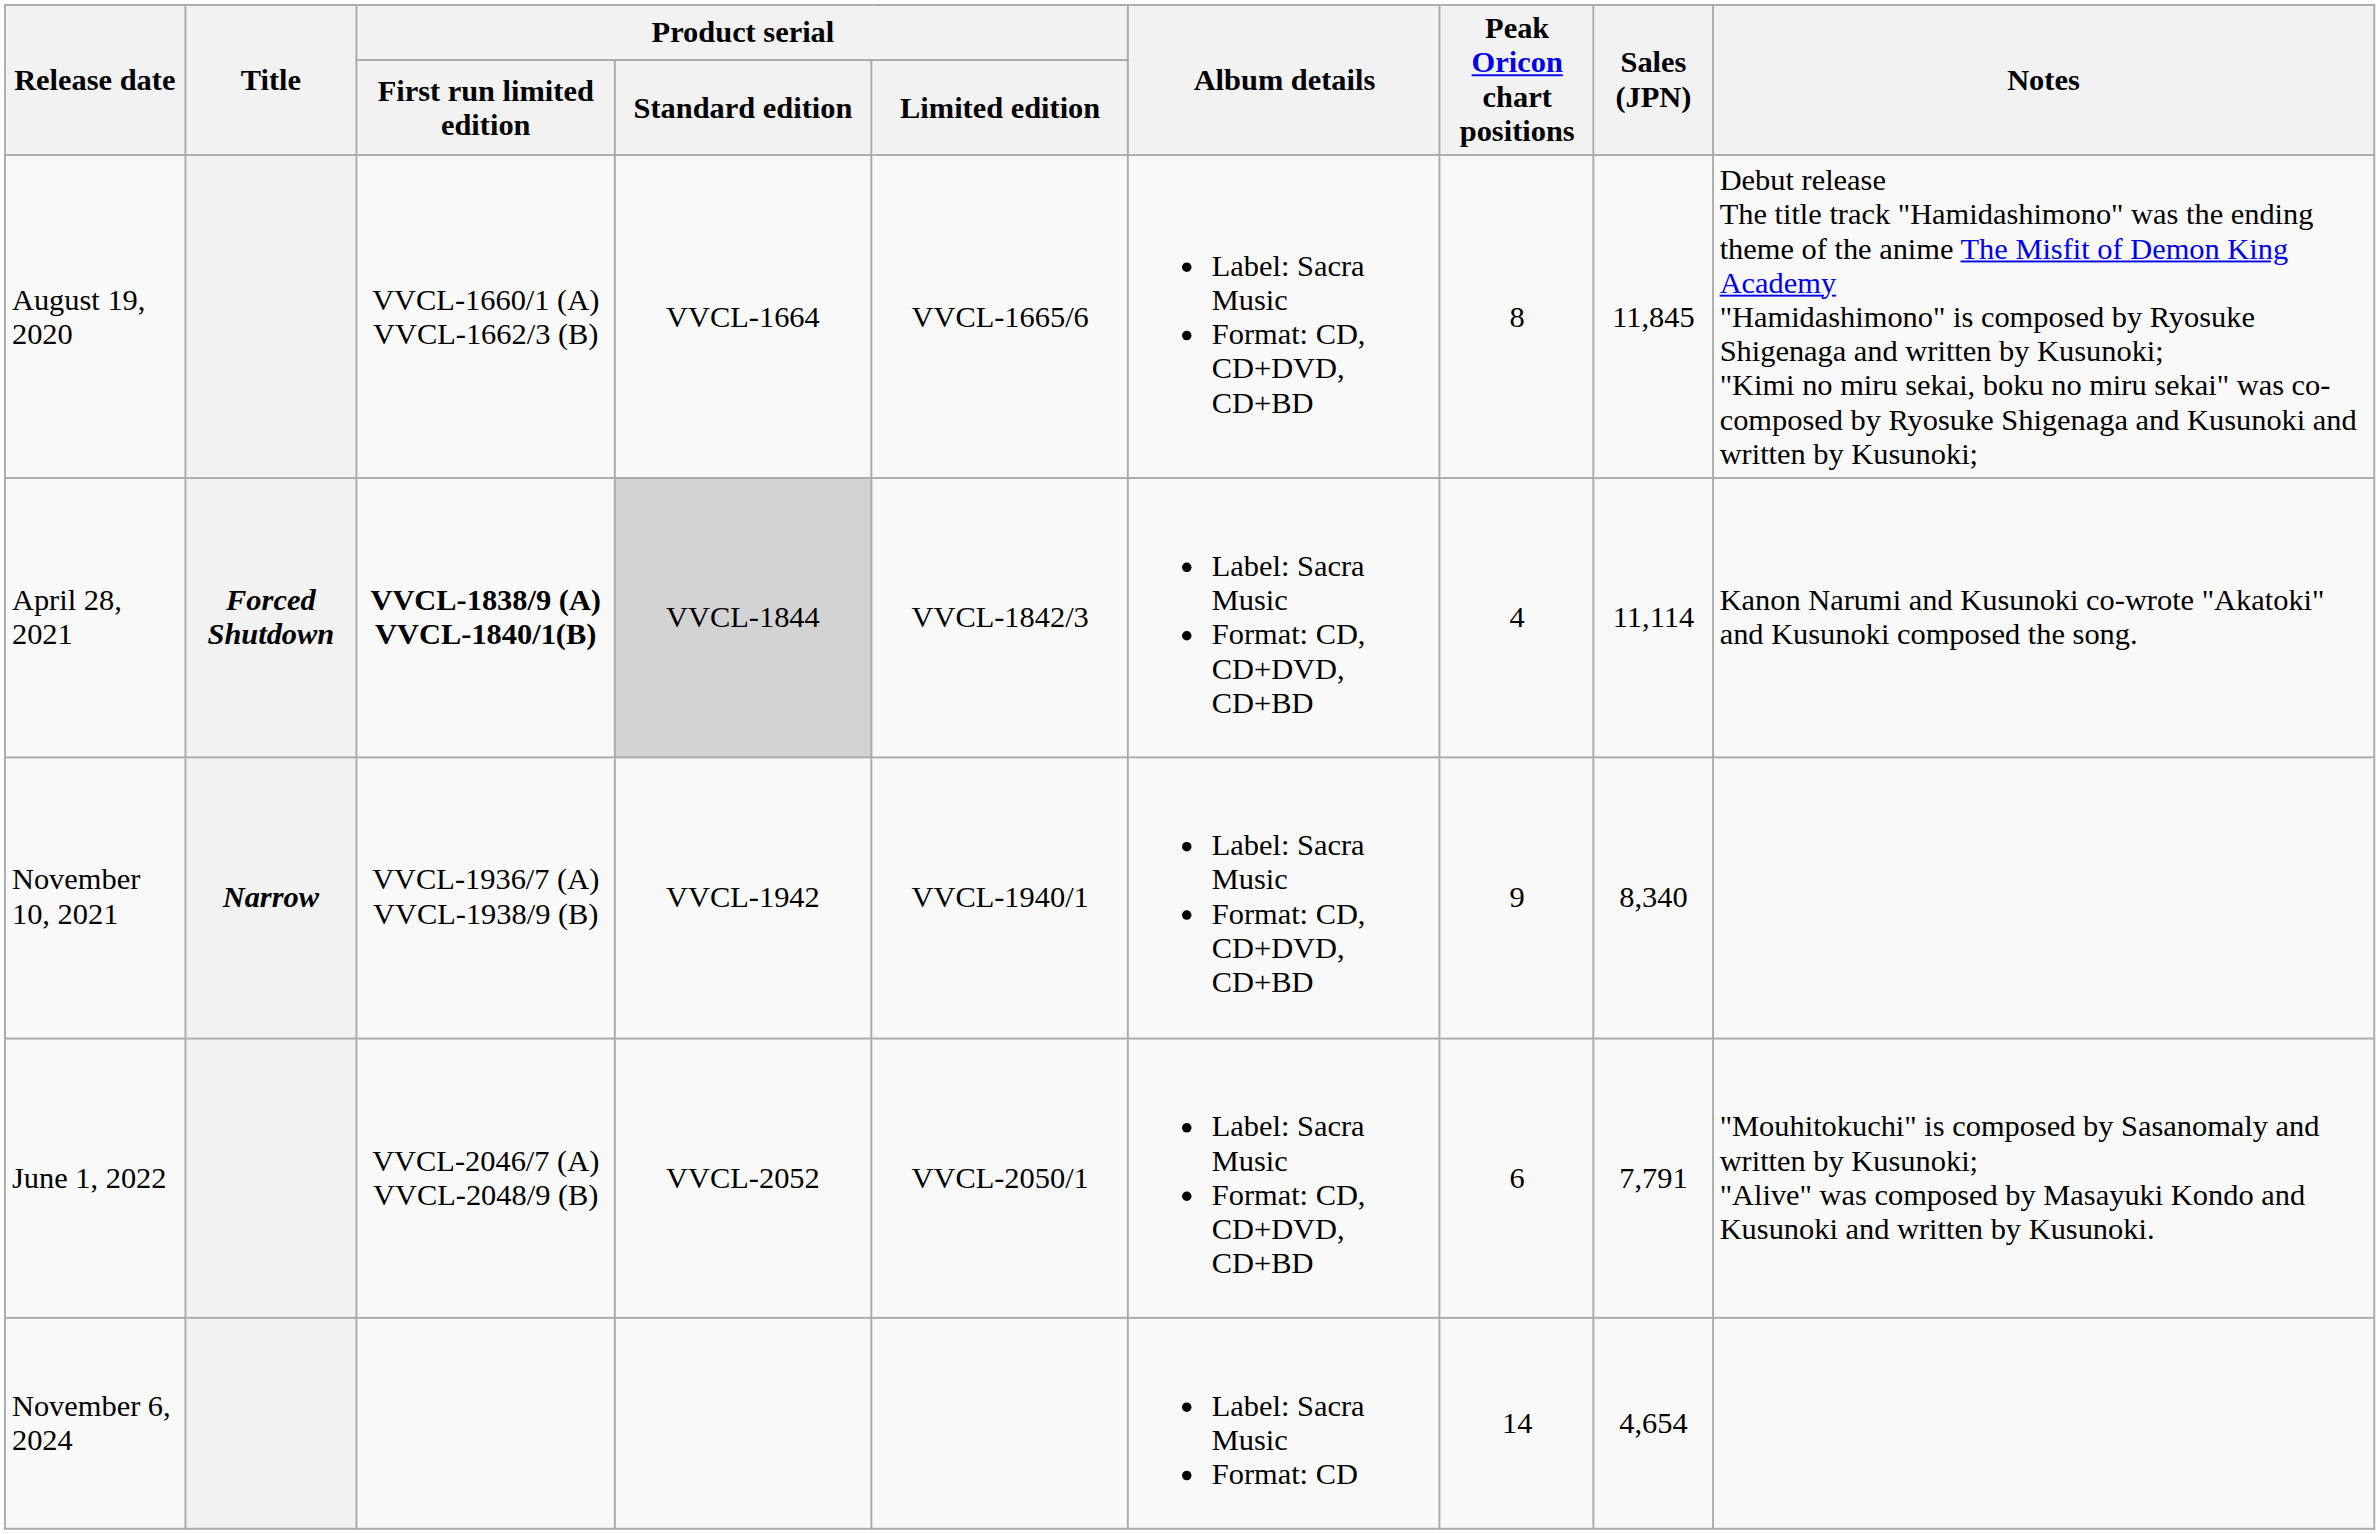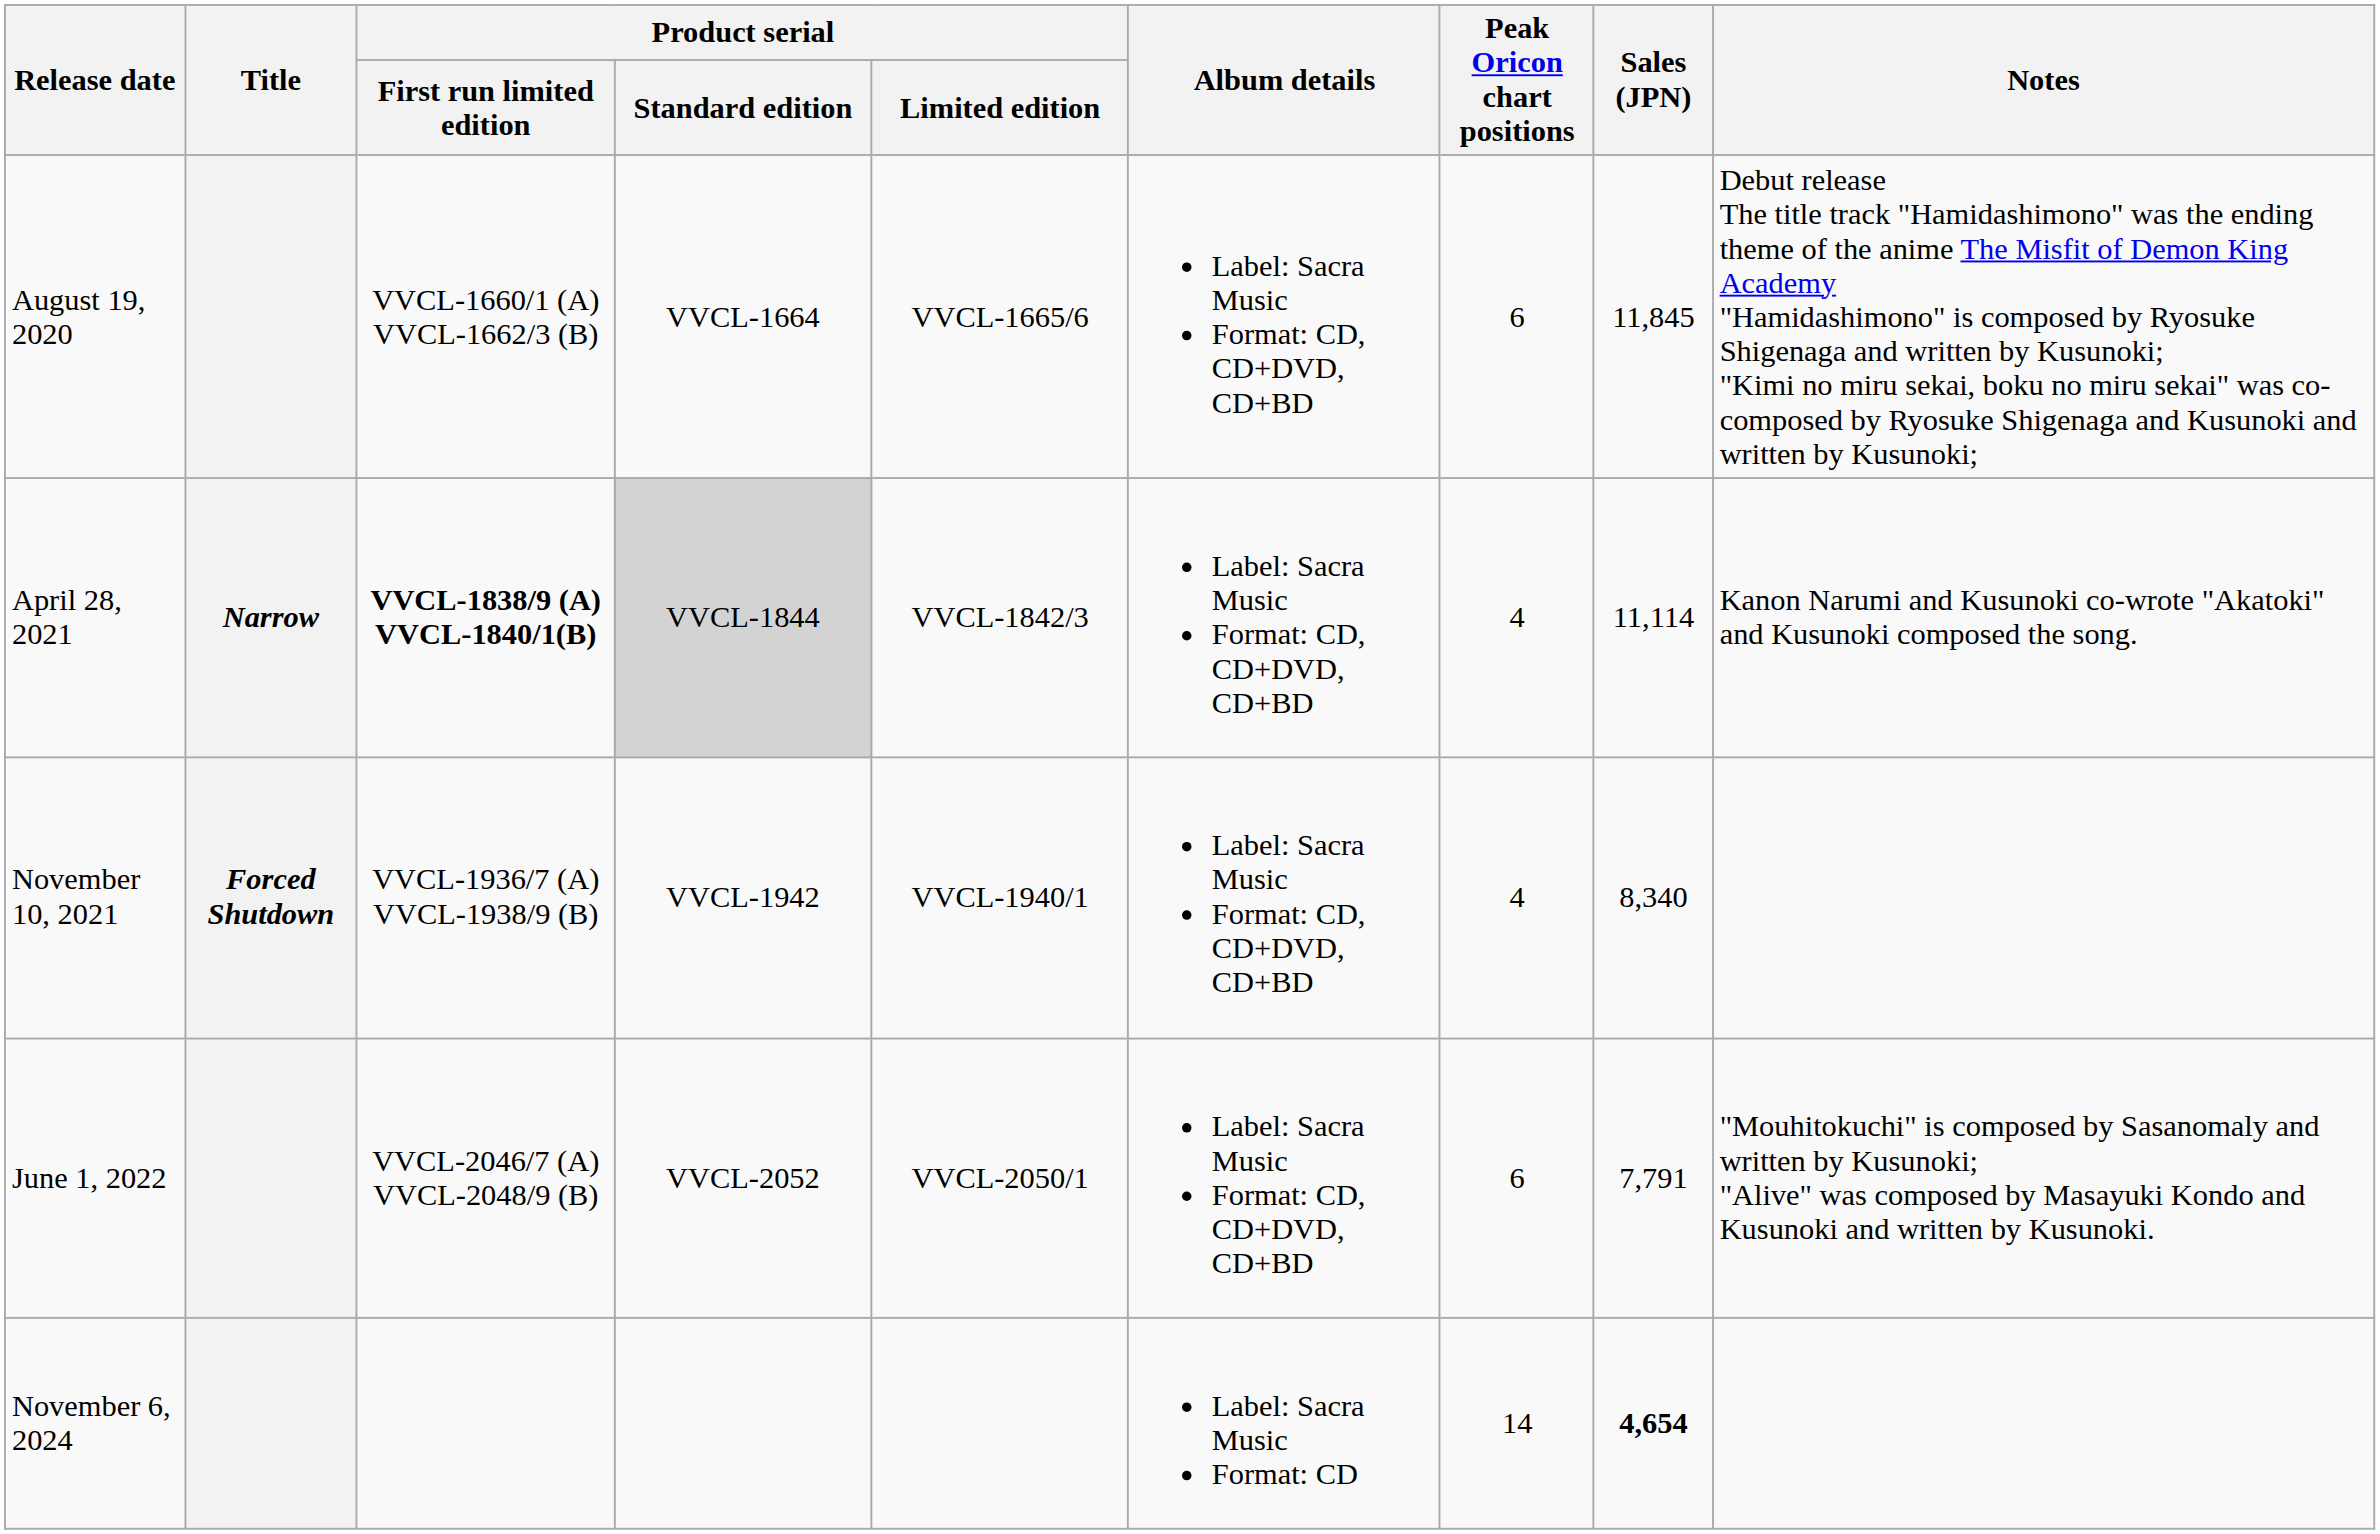(1517, 316) 8 -> (1517, 316) 6
(271, 617) Forced Shutdown -> (271, 617) Narrow
(271, 897) Narrow -> (271, 897) Forced Shutdown
(1517, 897) 9 -> (1517, 897) 4
(1653, 1422) normal -> (1653, 1422) bold
